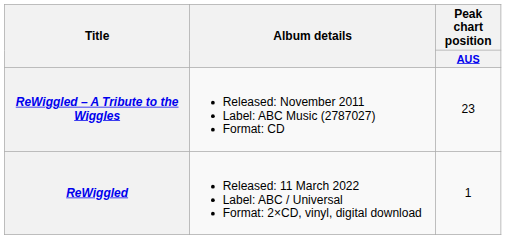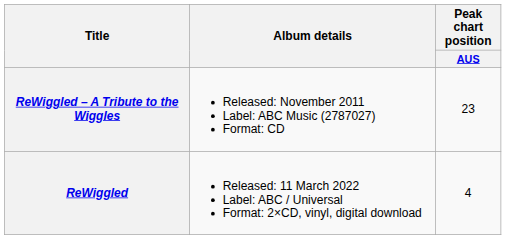(468, 192) 1 -> (468, 192) 4
